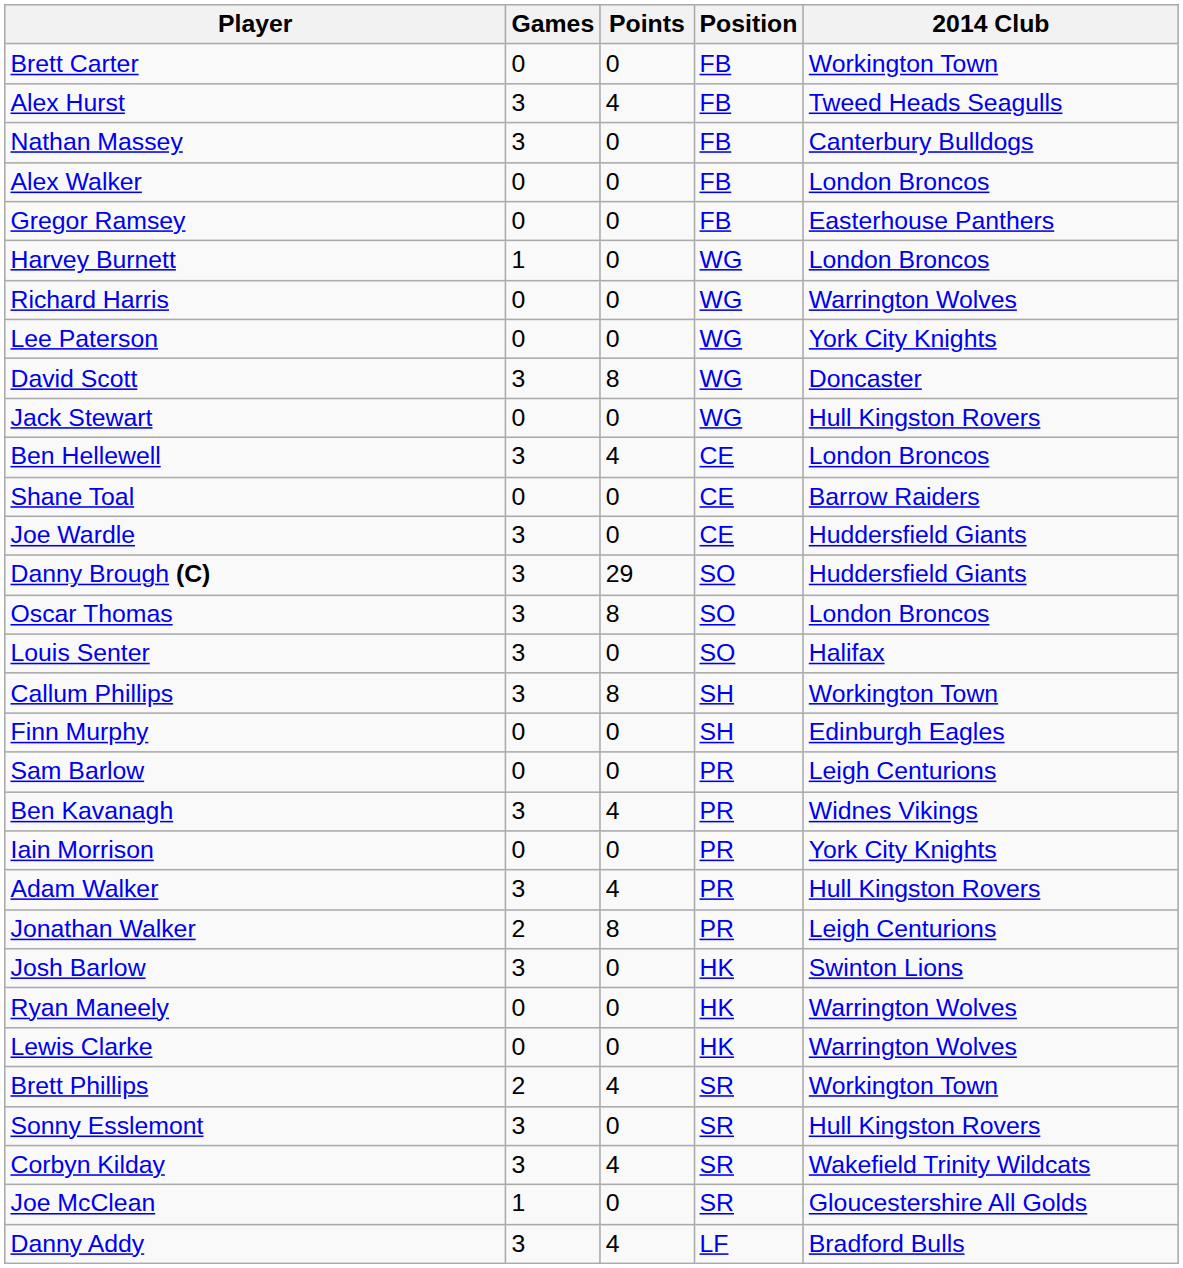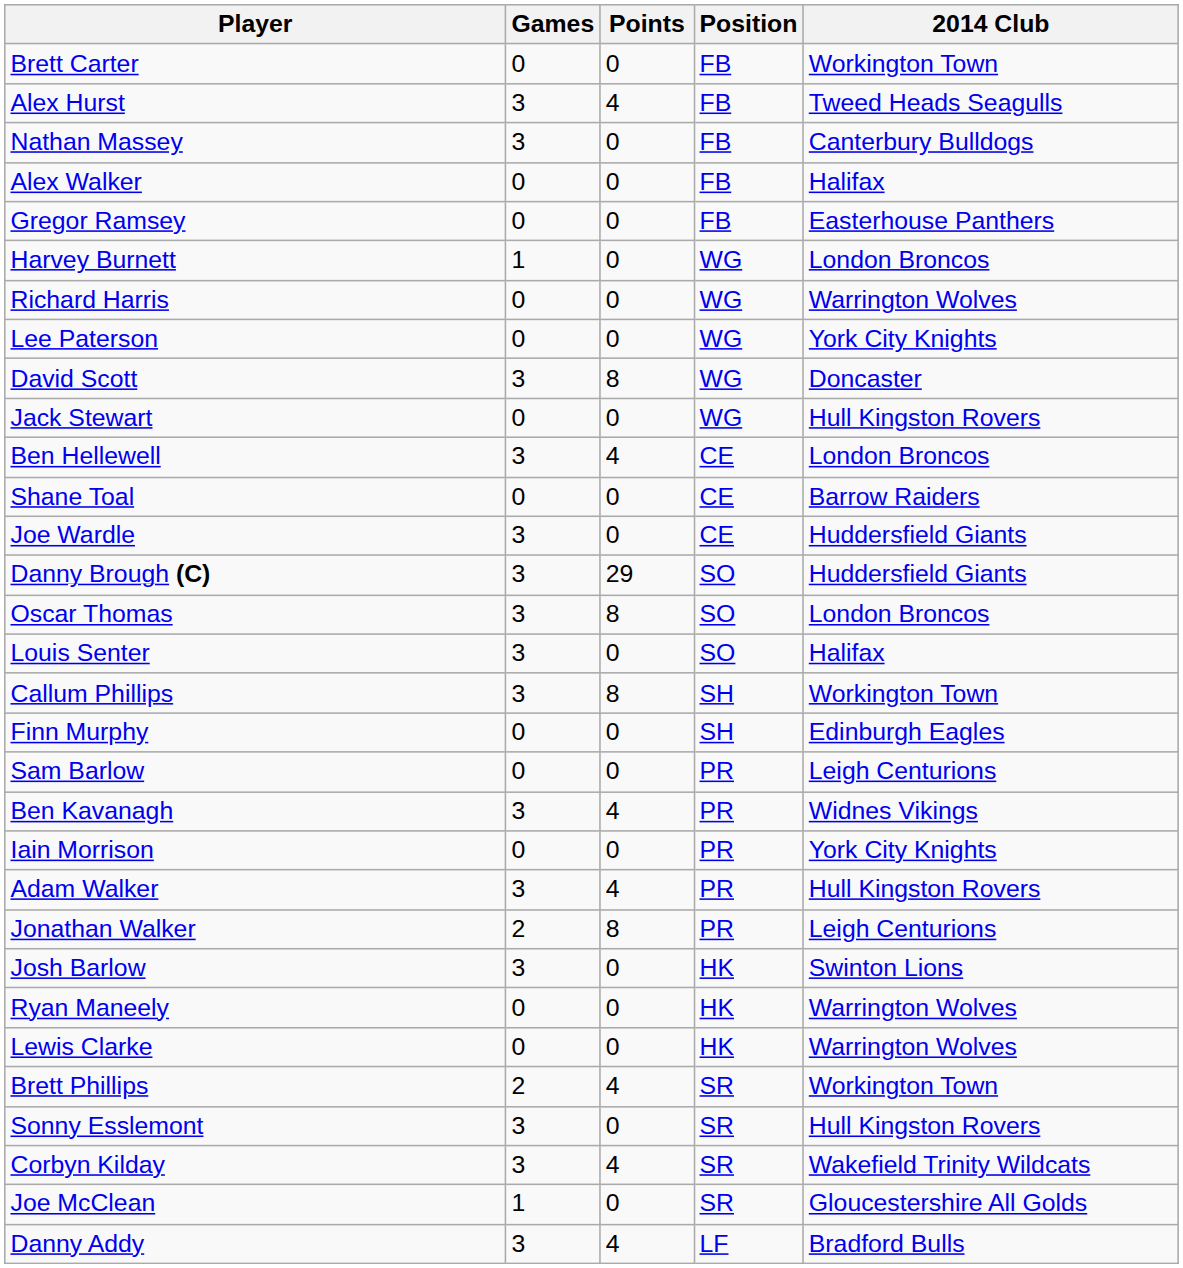(899, 181) London Broncos -> (847, 181) Halifax
